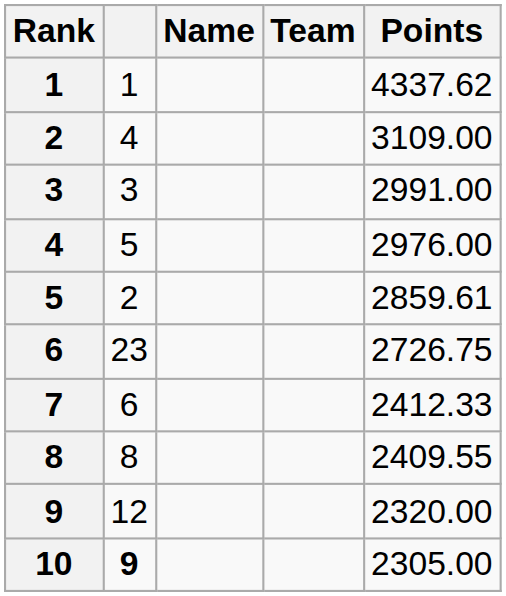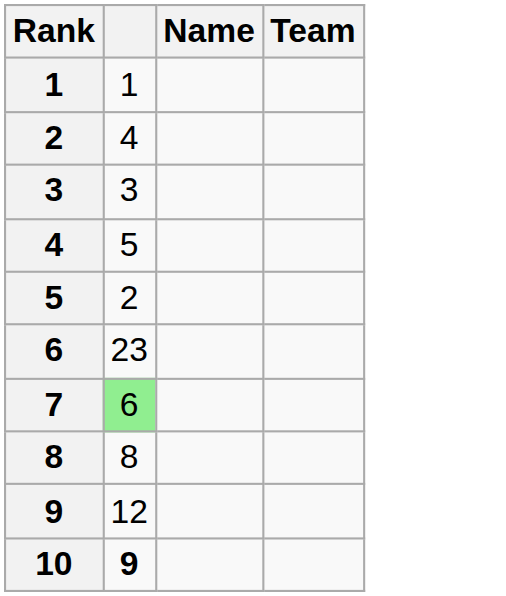- column: (432, 31)
(129, 404) no background -> (129, 404) lightgreen background
